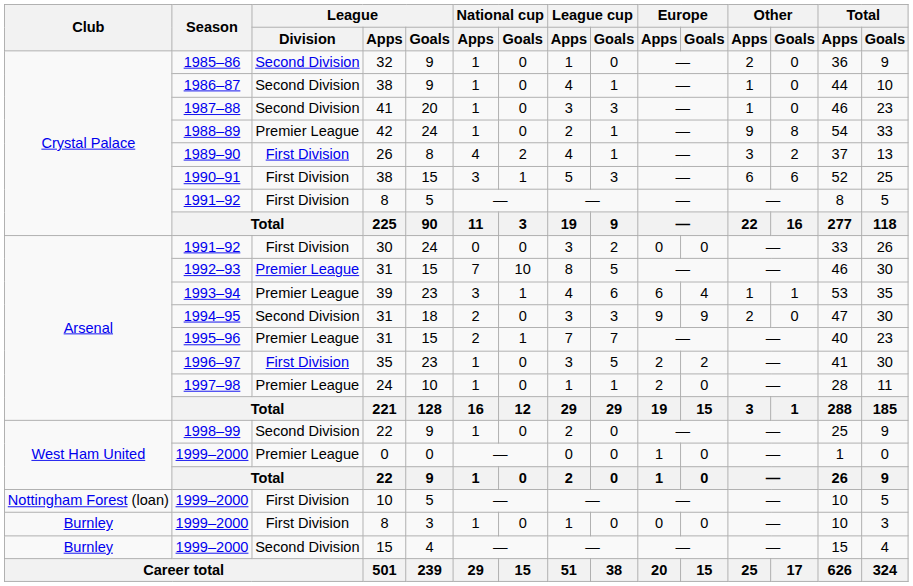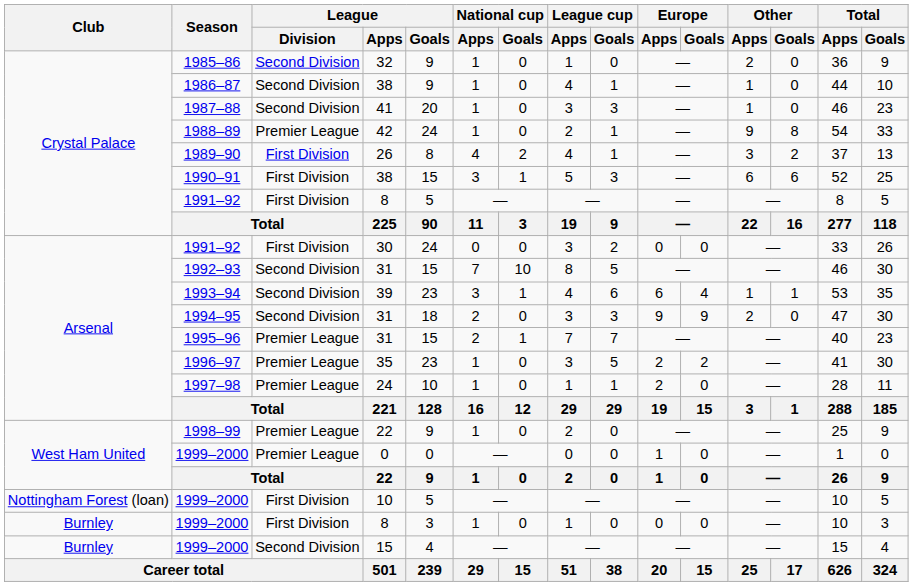(307, 270) Premier League -> (307, 270) Second Division
(307, 293) Premier League -> (307, 293) Second Division
(307, 362) First Division -> (307, 362) Premier League
(307, 431) Second Division -> (307, 431) Premier League
